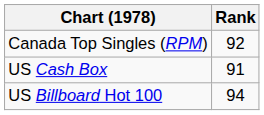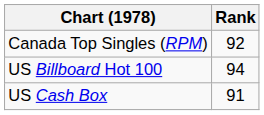rows swapped: (85, 95) <-> (58, 69)
